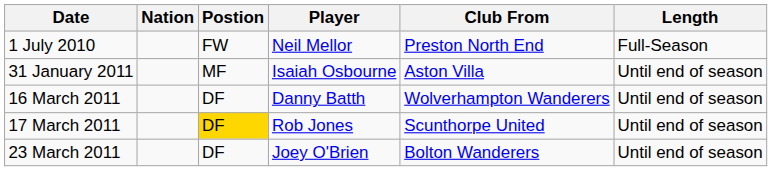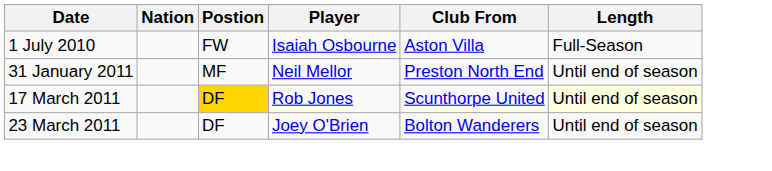(312, 44) Neil Mellor -> (334, 44) Isaiah Osbourne
(474, 44) Preston North End -> (444, 44) Aston Villa
(334, 71) Isaiah Osbourne -> (312, 71) Neil Mellor
(444, 71) Aston Villa -> (474, 71) Preston North End
- row: (64, 98)
(690, 125) no background -> (625, 98) lightyellow background
